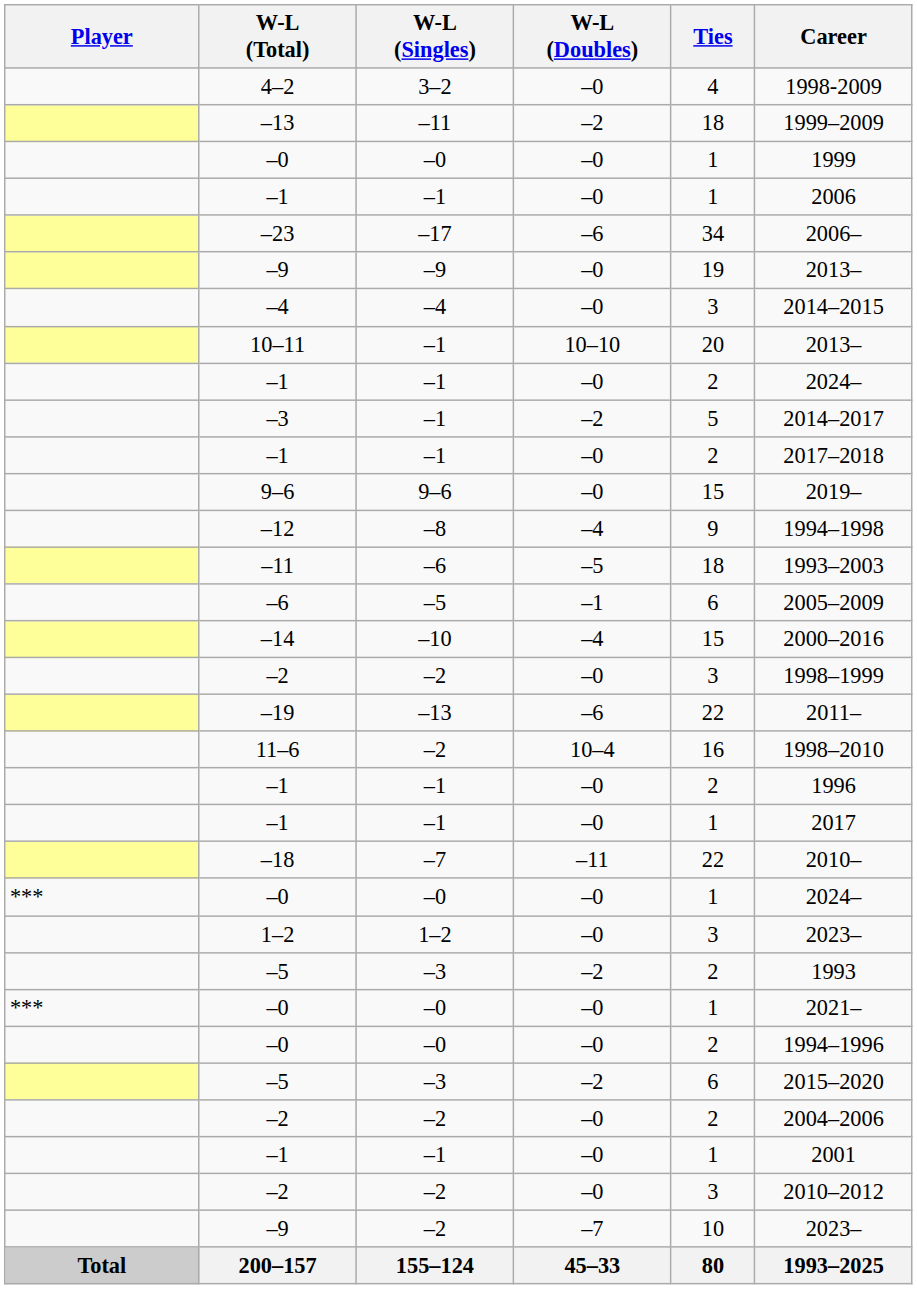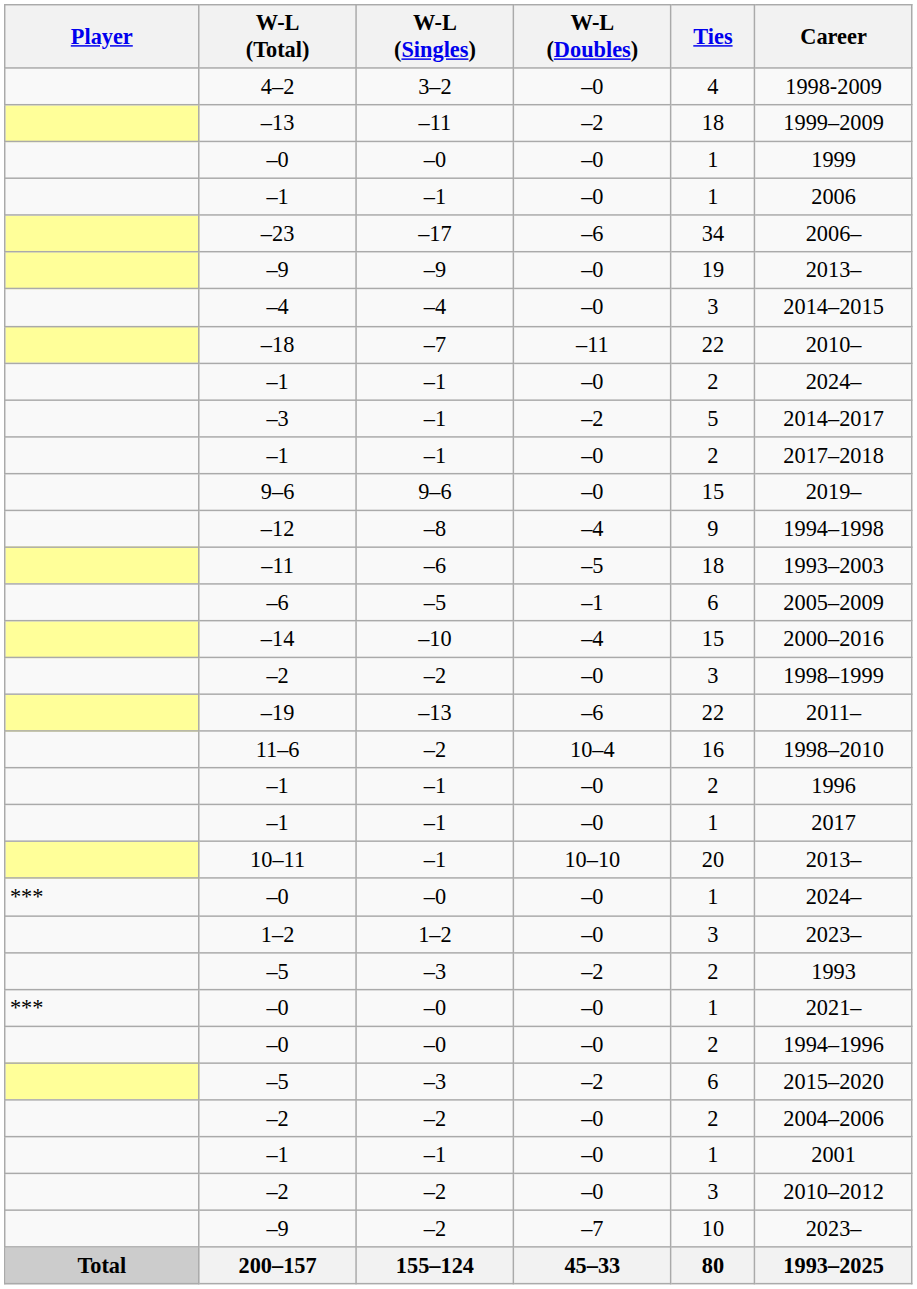rows swapped: (278, 860) <-> (278, 344)
